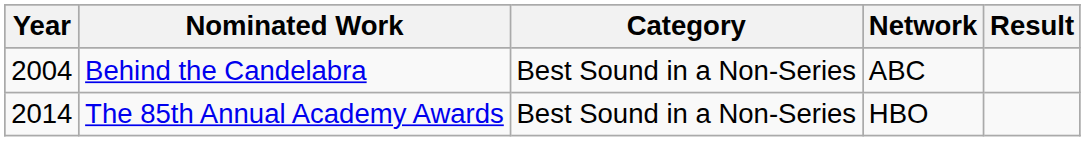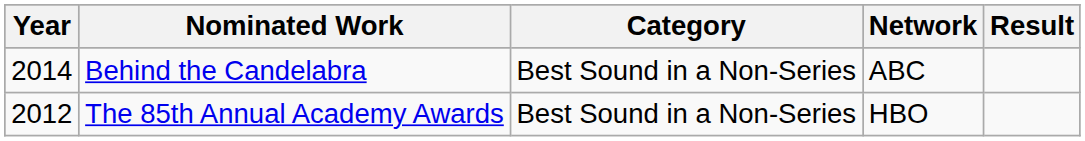(42, 69) 2004 -> (42, 69) 2014
(42, 113) 2014 -> (42, 113) 2012
